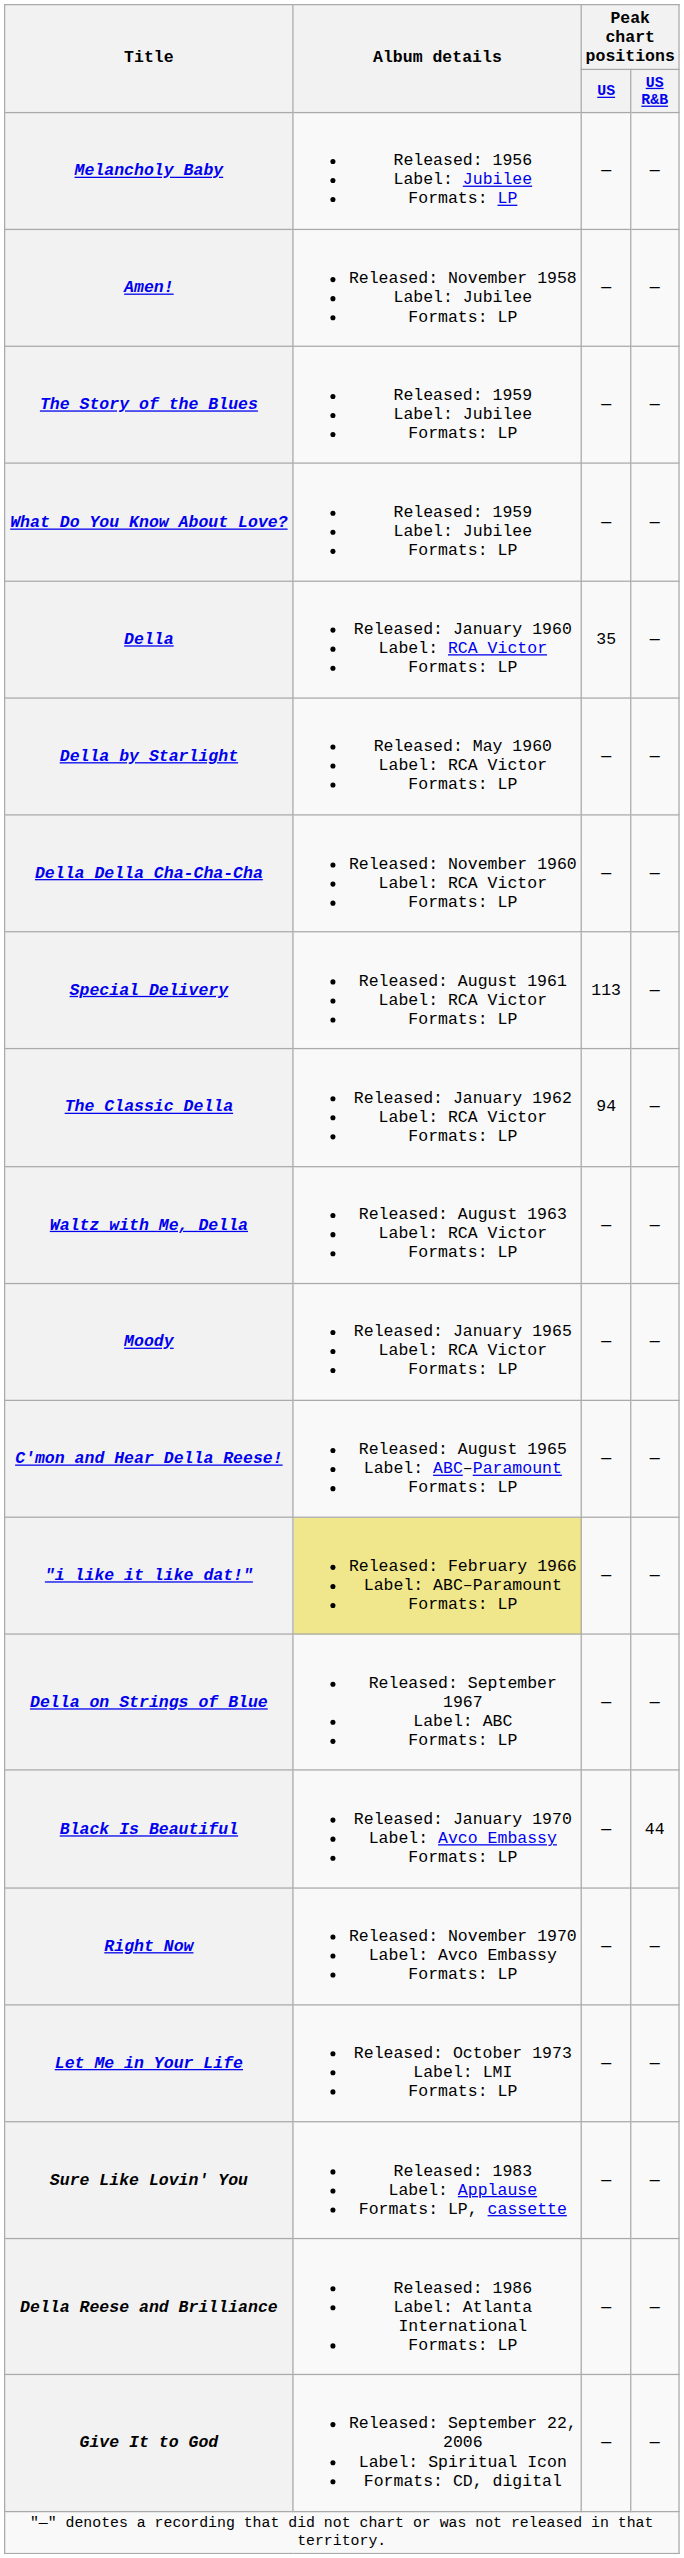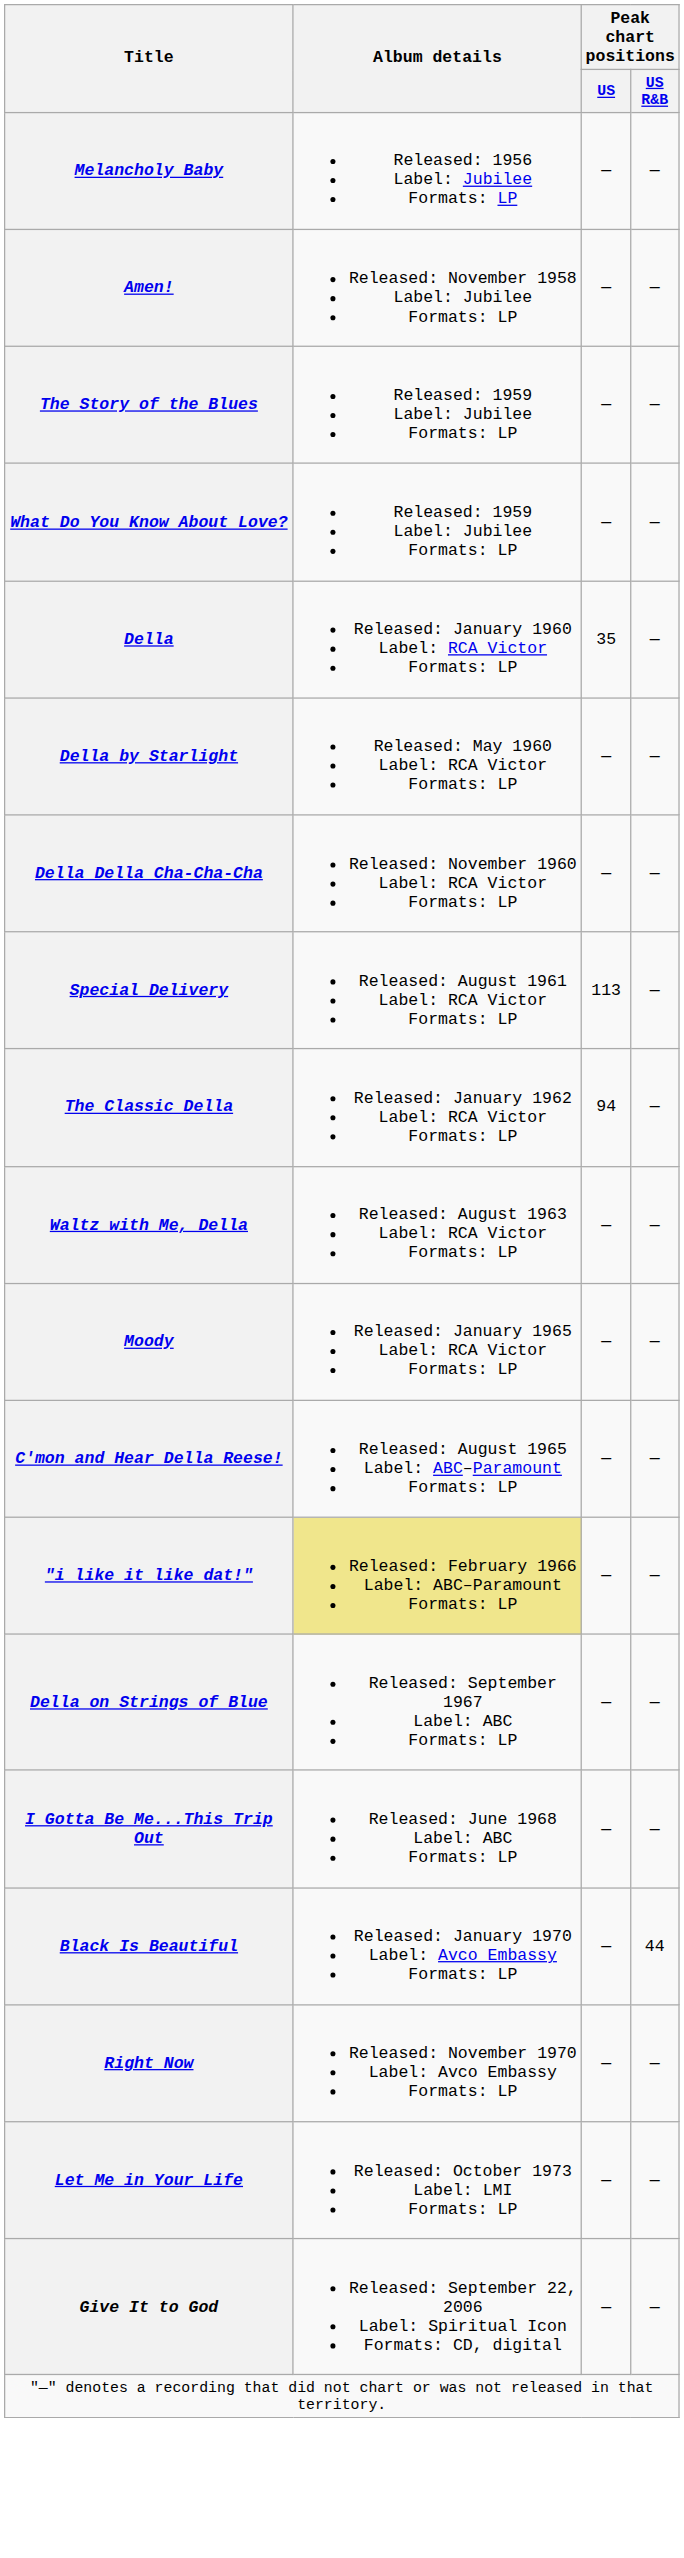+ row: (149, 1829)
- row: (149, 2180)
- row: (149, 2307)
